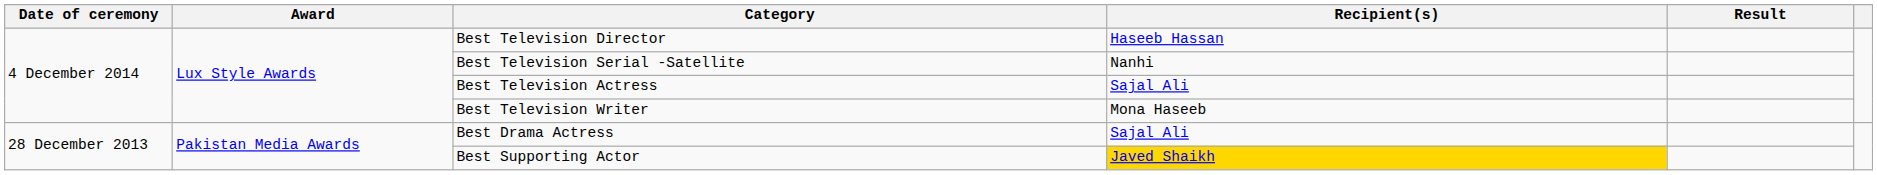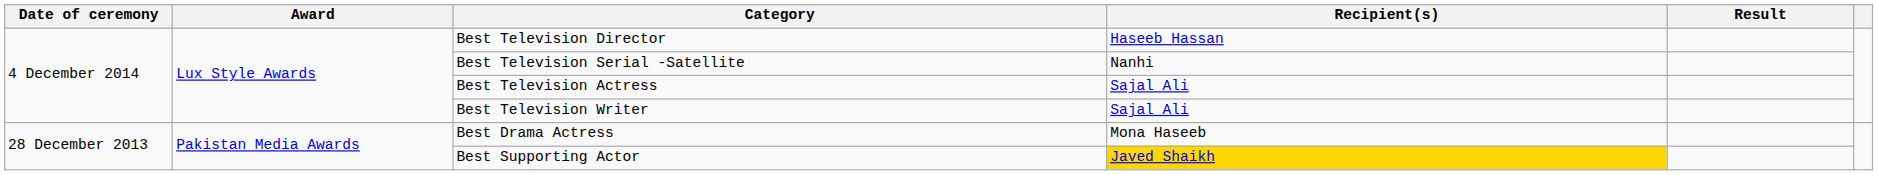(1158, 111) Mona Haseeb -> (1149, 111) Sajal Ali
(1149, 134) Sajal Ali -> (1158, 134) Mona Haseeb
